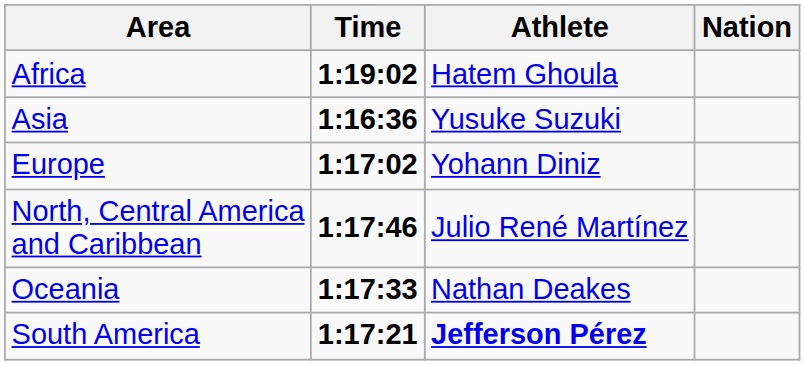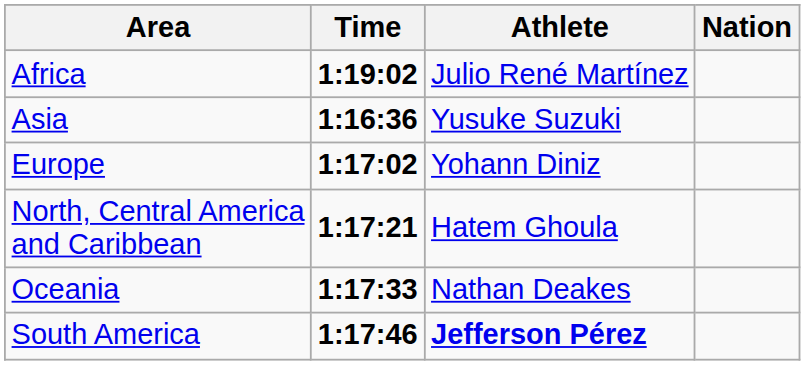(524, 73) Hatem Ghoula -> (560, 73) Julio René Martínez
(368, 227) 1:17:46 -> (368, 227) 1:17:21
(560, 227) Julio René Martínez -> (524, 227) Hatem Ghoula
(368, 335) 1:17:21 -> (368, 335) 1:17:46
